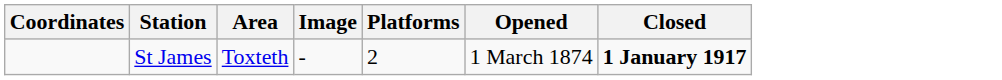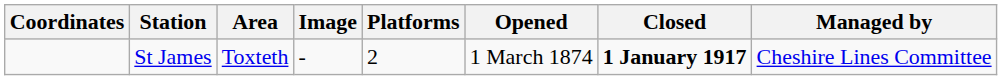+ column: (874, 21)
